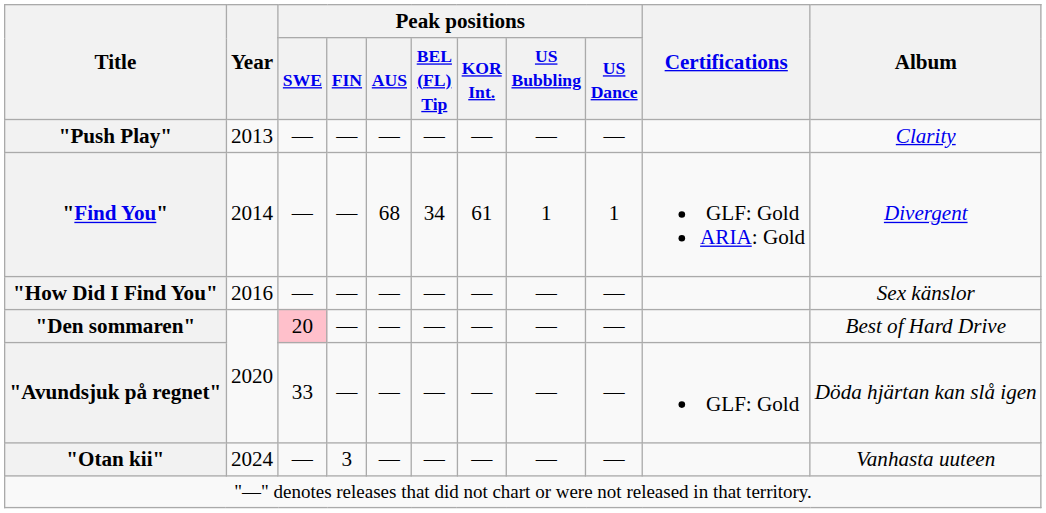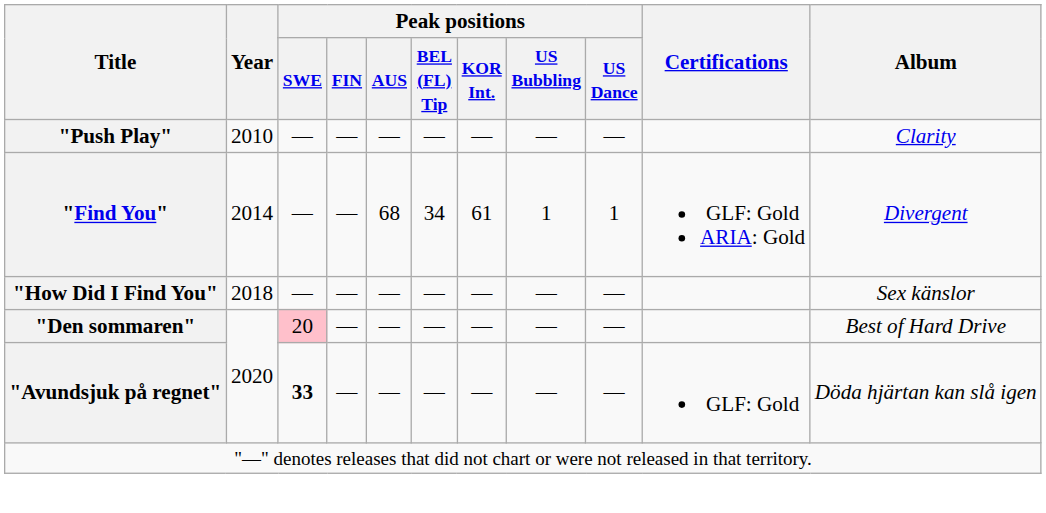(252, 135) 2013 -> (252, 135) 2010
(252, 292) 2016 -> (252, 292) 2018
(302, 392) normal -> (302, 392) bold
- row: (115, 458)
